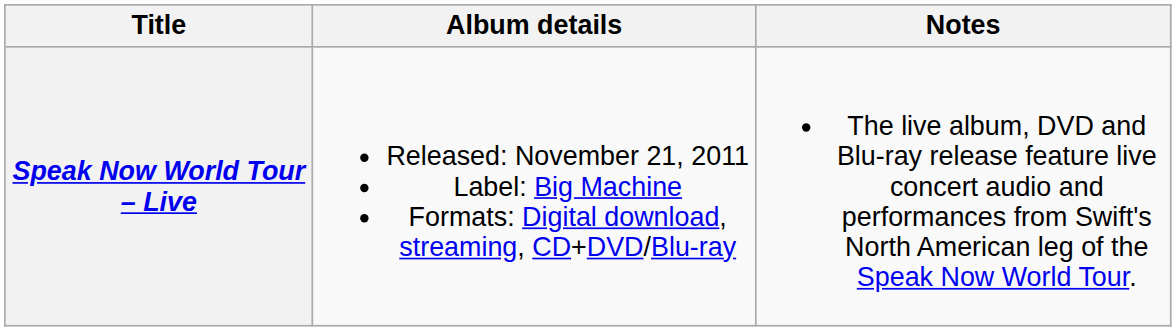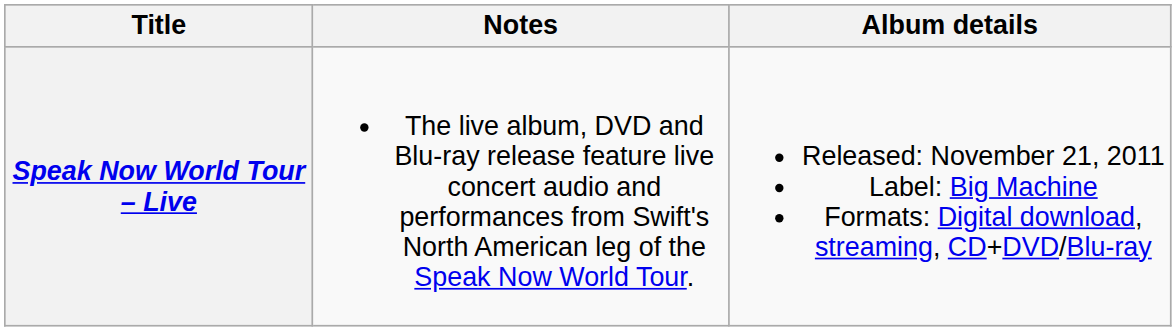columns swapped: (534, 25) <-> (963, 25)
